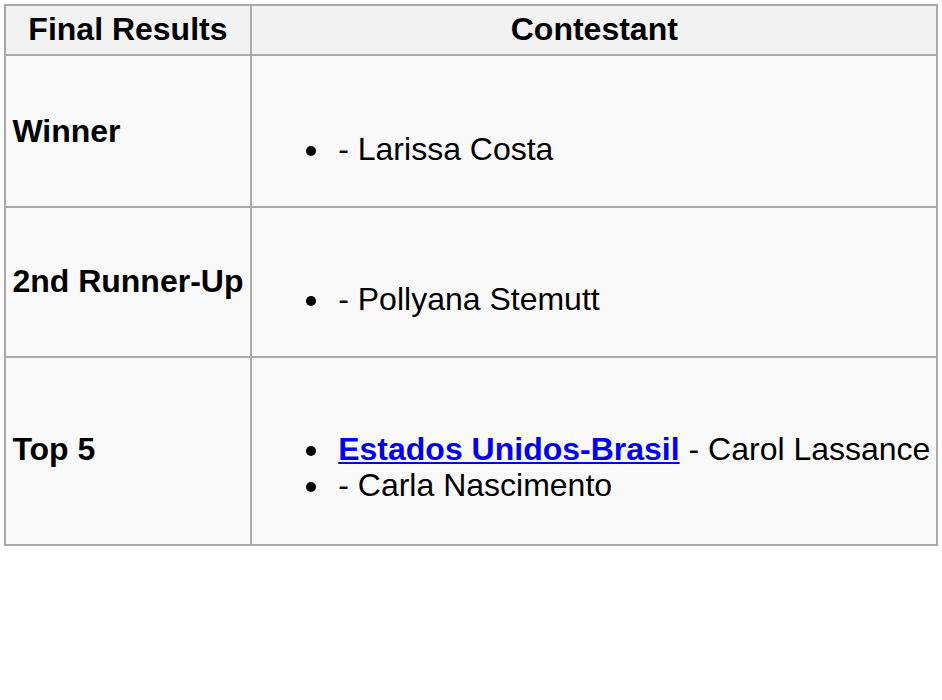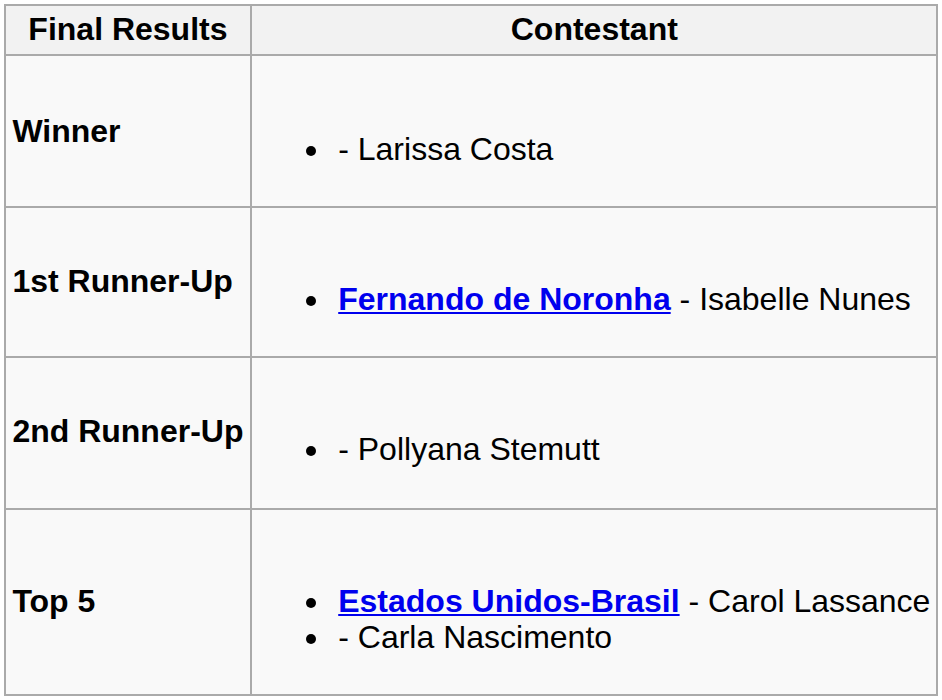+ row: (123, 281)
